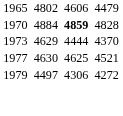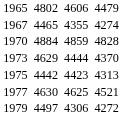+ row: (15, 24)
(76, 24) bold -> (76, 41) normal
+ row: (15, 75)
